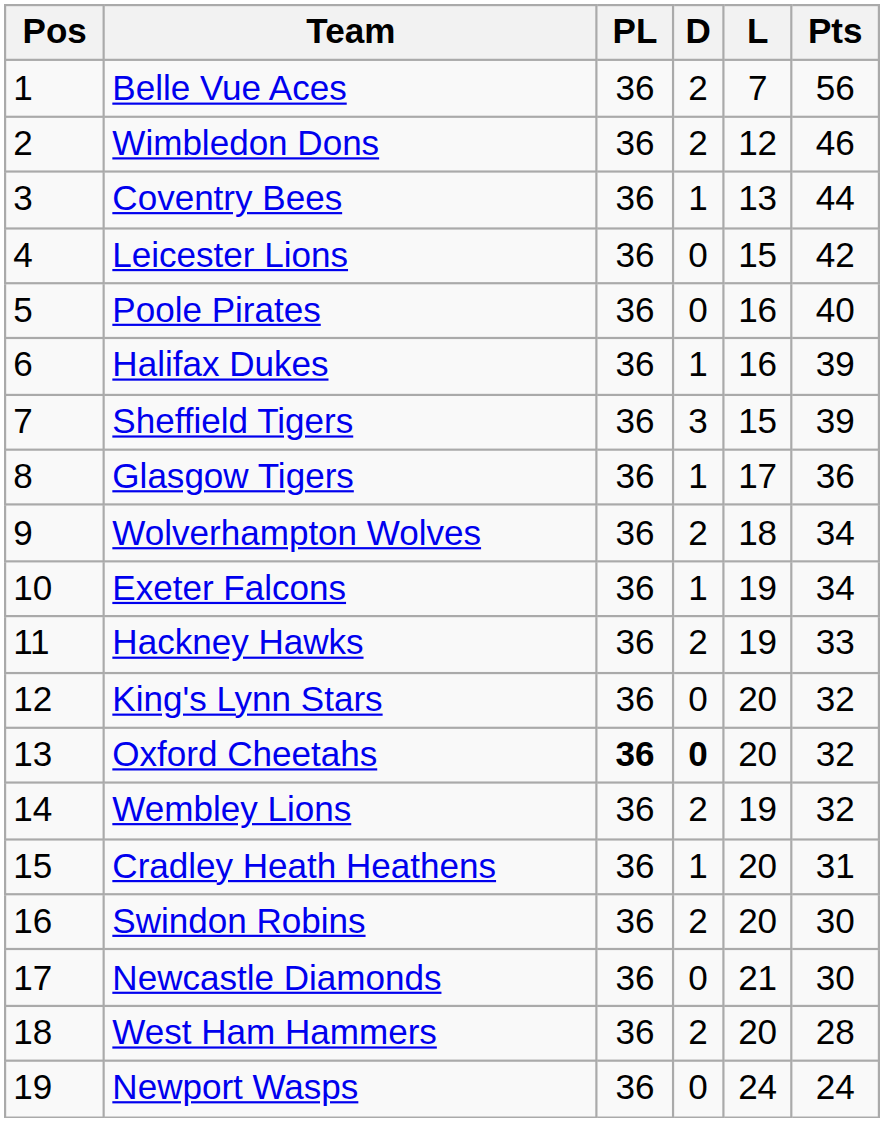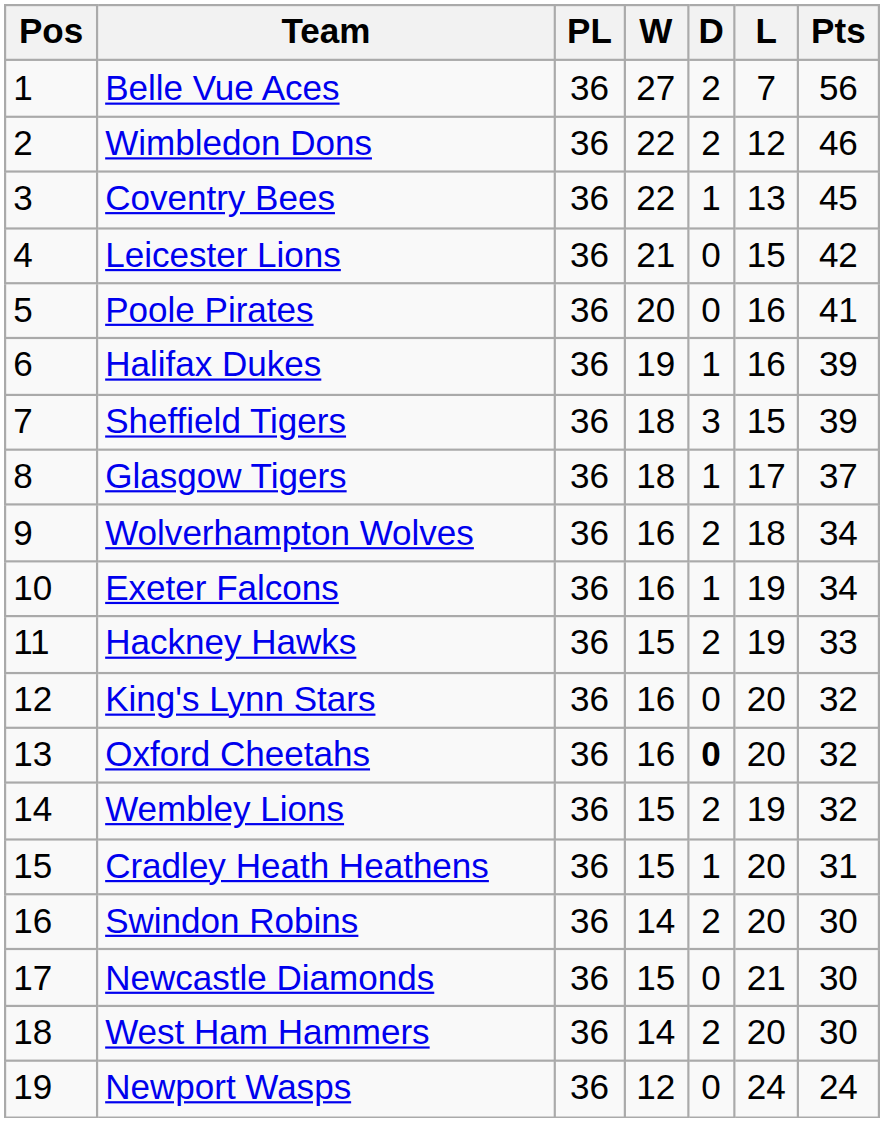+ column: (656, 32)
(835, 198) 44 -> (838, 198) 45
(835, 310) 40 -> (838, 310) 41
(835, 476) 36 -> (838, 476) 37
(635, 754) bold -> (589, 754) normal
(835, 1032) 28 -> (838, 1032) 30
